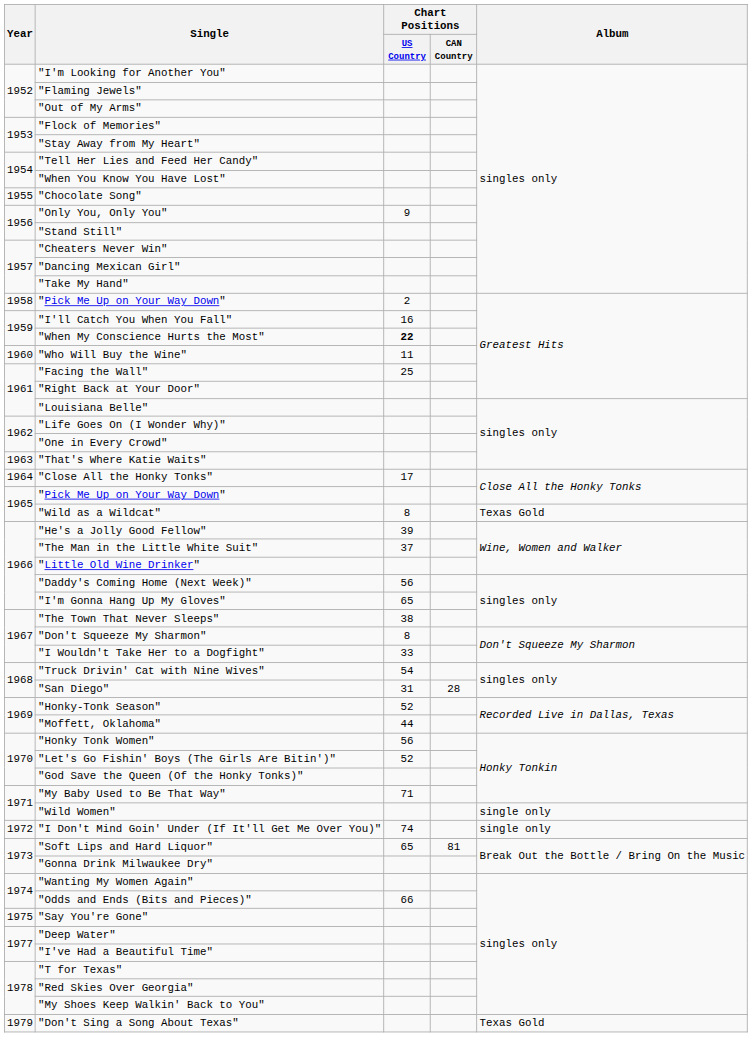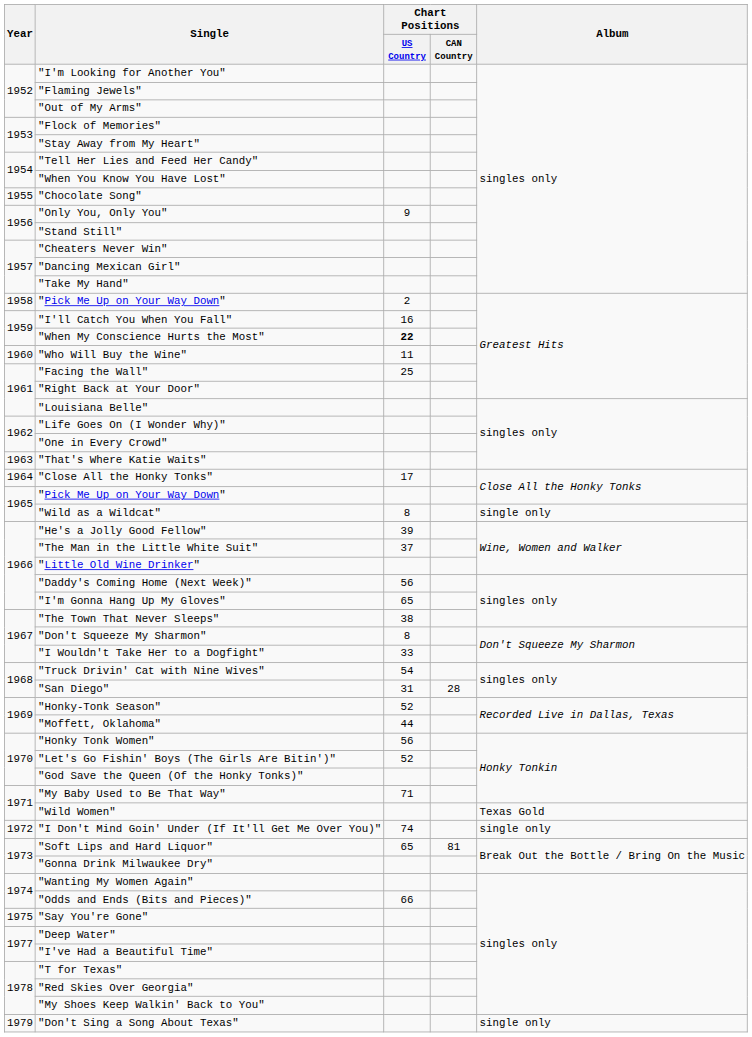(512, 513) Texas Gold -> (515, 513) single only
(515, 812) single only -> (512, 812) Texas Gold
(512, 1023) Texas Gold -> (515, 1023) single only
